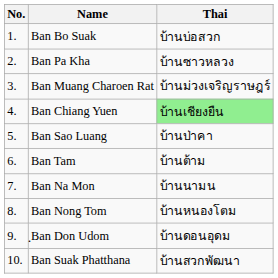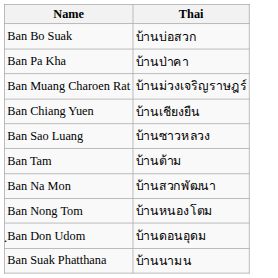- column: (16, 14)
(197, 61) บ้านซาวหลวง -> (162, 61) บ้านป่าคา
(192, 111) lightgreen background -> (168, 111) no background
(186, 136) บ้านป่าคา -> (173, 136) บ้านซาวหลวง
(187, 186) บ้านนามน -> (176, 186) บ้านสวกพัฒนา
(200, 261) บ้านสวกพัฒนา -> (163, 261) บ้านนามน
